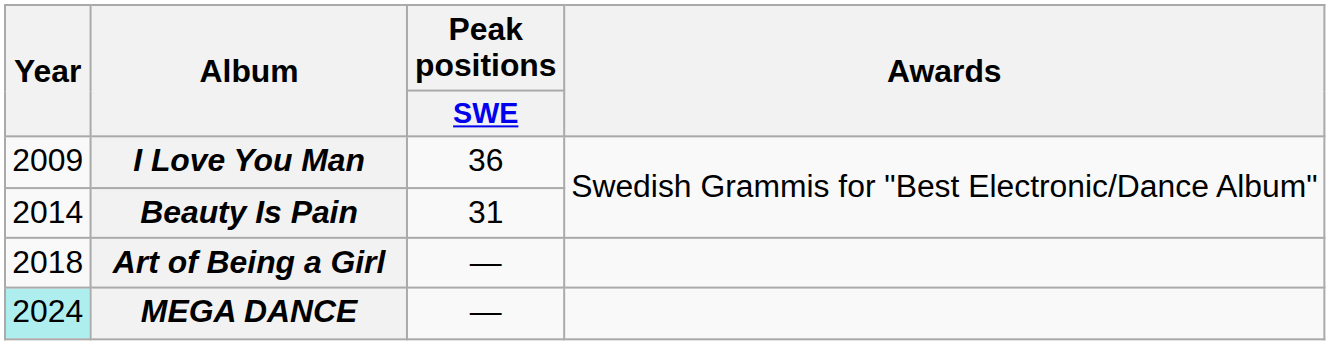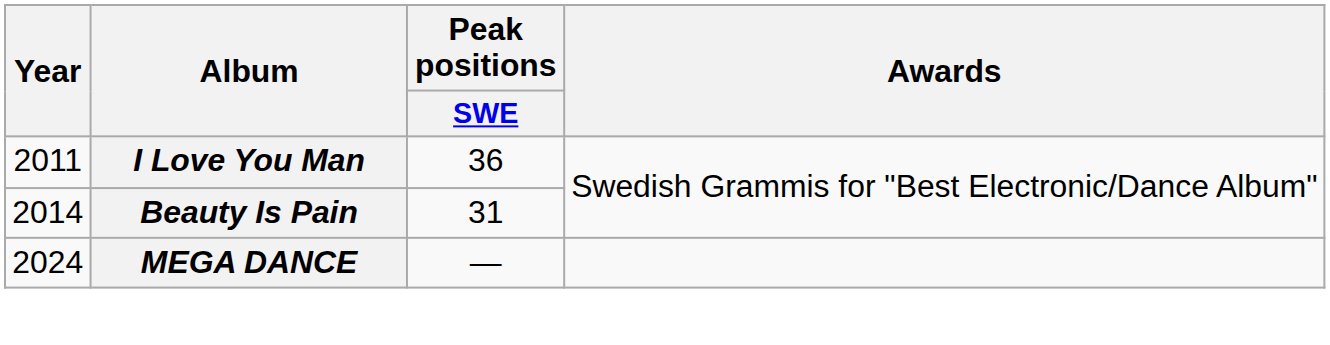(48, 161) 2009 -> (48, 161) 2011
- row: (249, 262)
(48, 312) paleturquoise background -> (48, 262) no background
